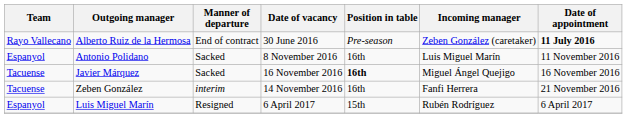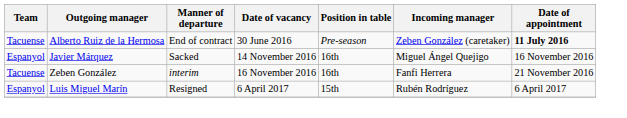(39, 40) Rayo Vallecano -> (26, 40) Tacuense
- row: (112, 56)
(26, 72) Tacuense -> (26, 56) Espanyol
(303, 72) 16 November 2016 -> (276, 56) 14 November 2016
(357, 72) bold -> (330, 56) normal
(303, 89) 14 November 2016 -> (276, 72) 16 November 2016
